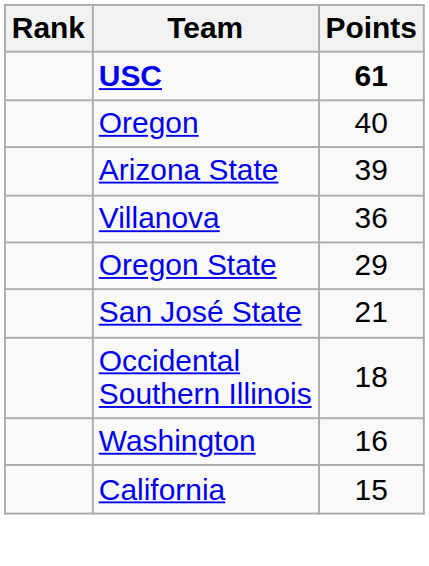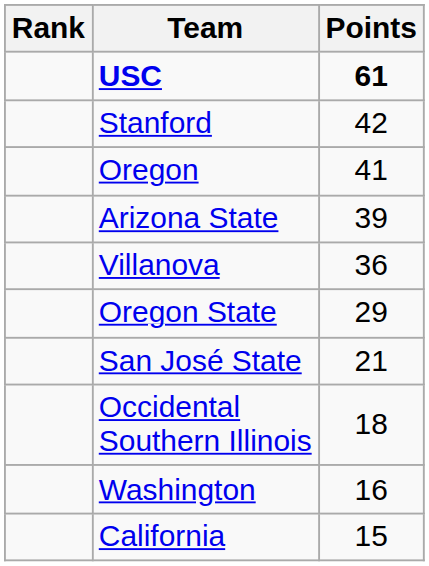+ row: (155, 123)
(371, 123) 40 -> (371, 170) 41
